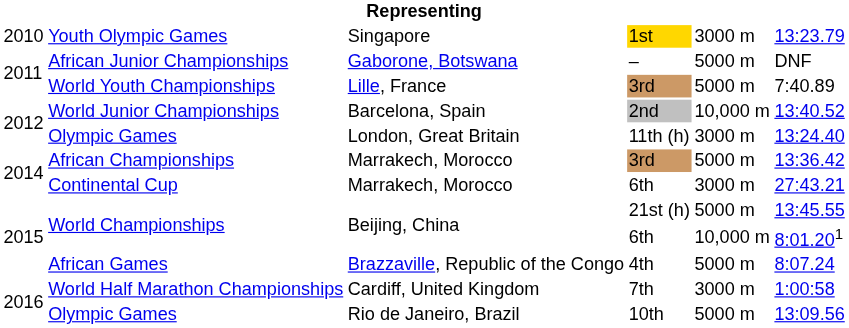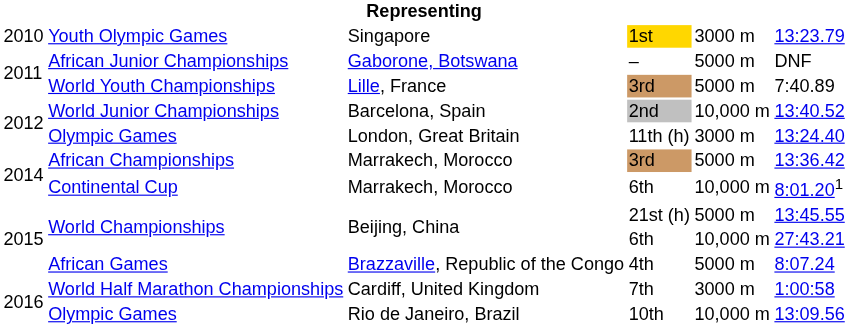(725, 185) 3000 m -> (732, 187) 10,000 m
(810, 185) 27:43.21 -> (809, 187) 8:01.201
(809, 237) 8:01.201 -> (810, 240) 27:43.21
(725, 314) 5000 m -> (732, 314) 10,000 m
